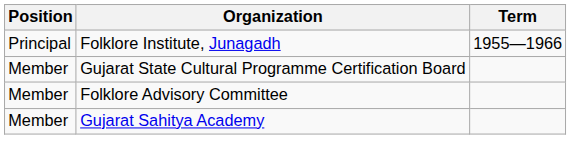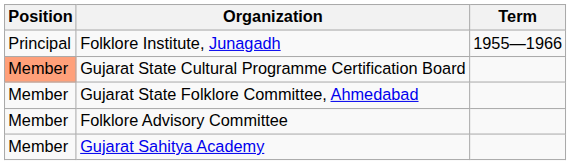(38, 69) no background -> (38, 69) lightsalmon background
+ row: (249, 95)
